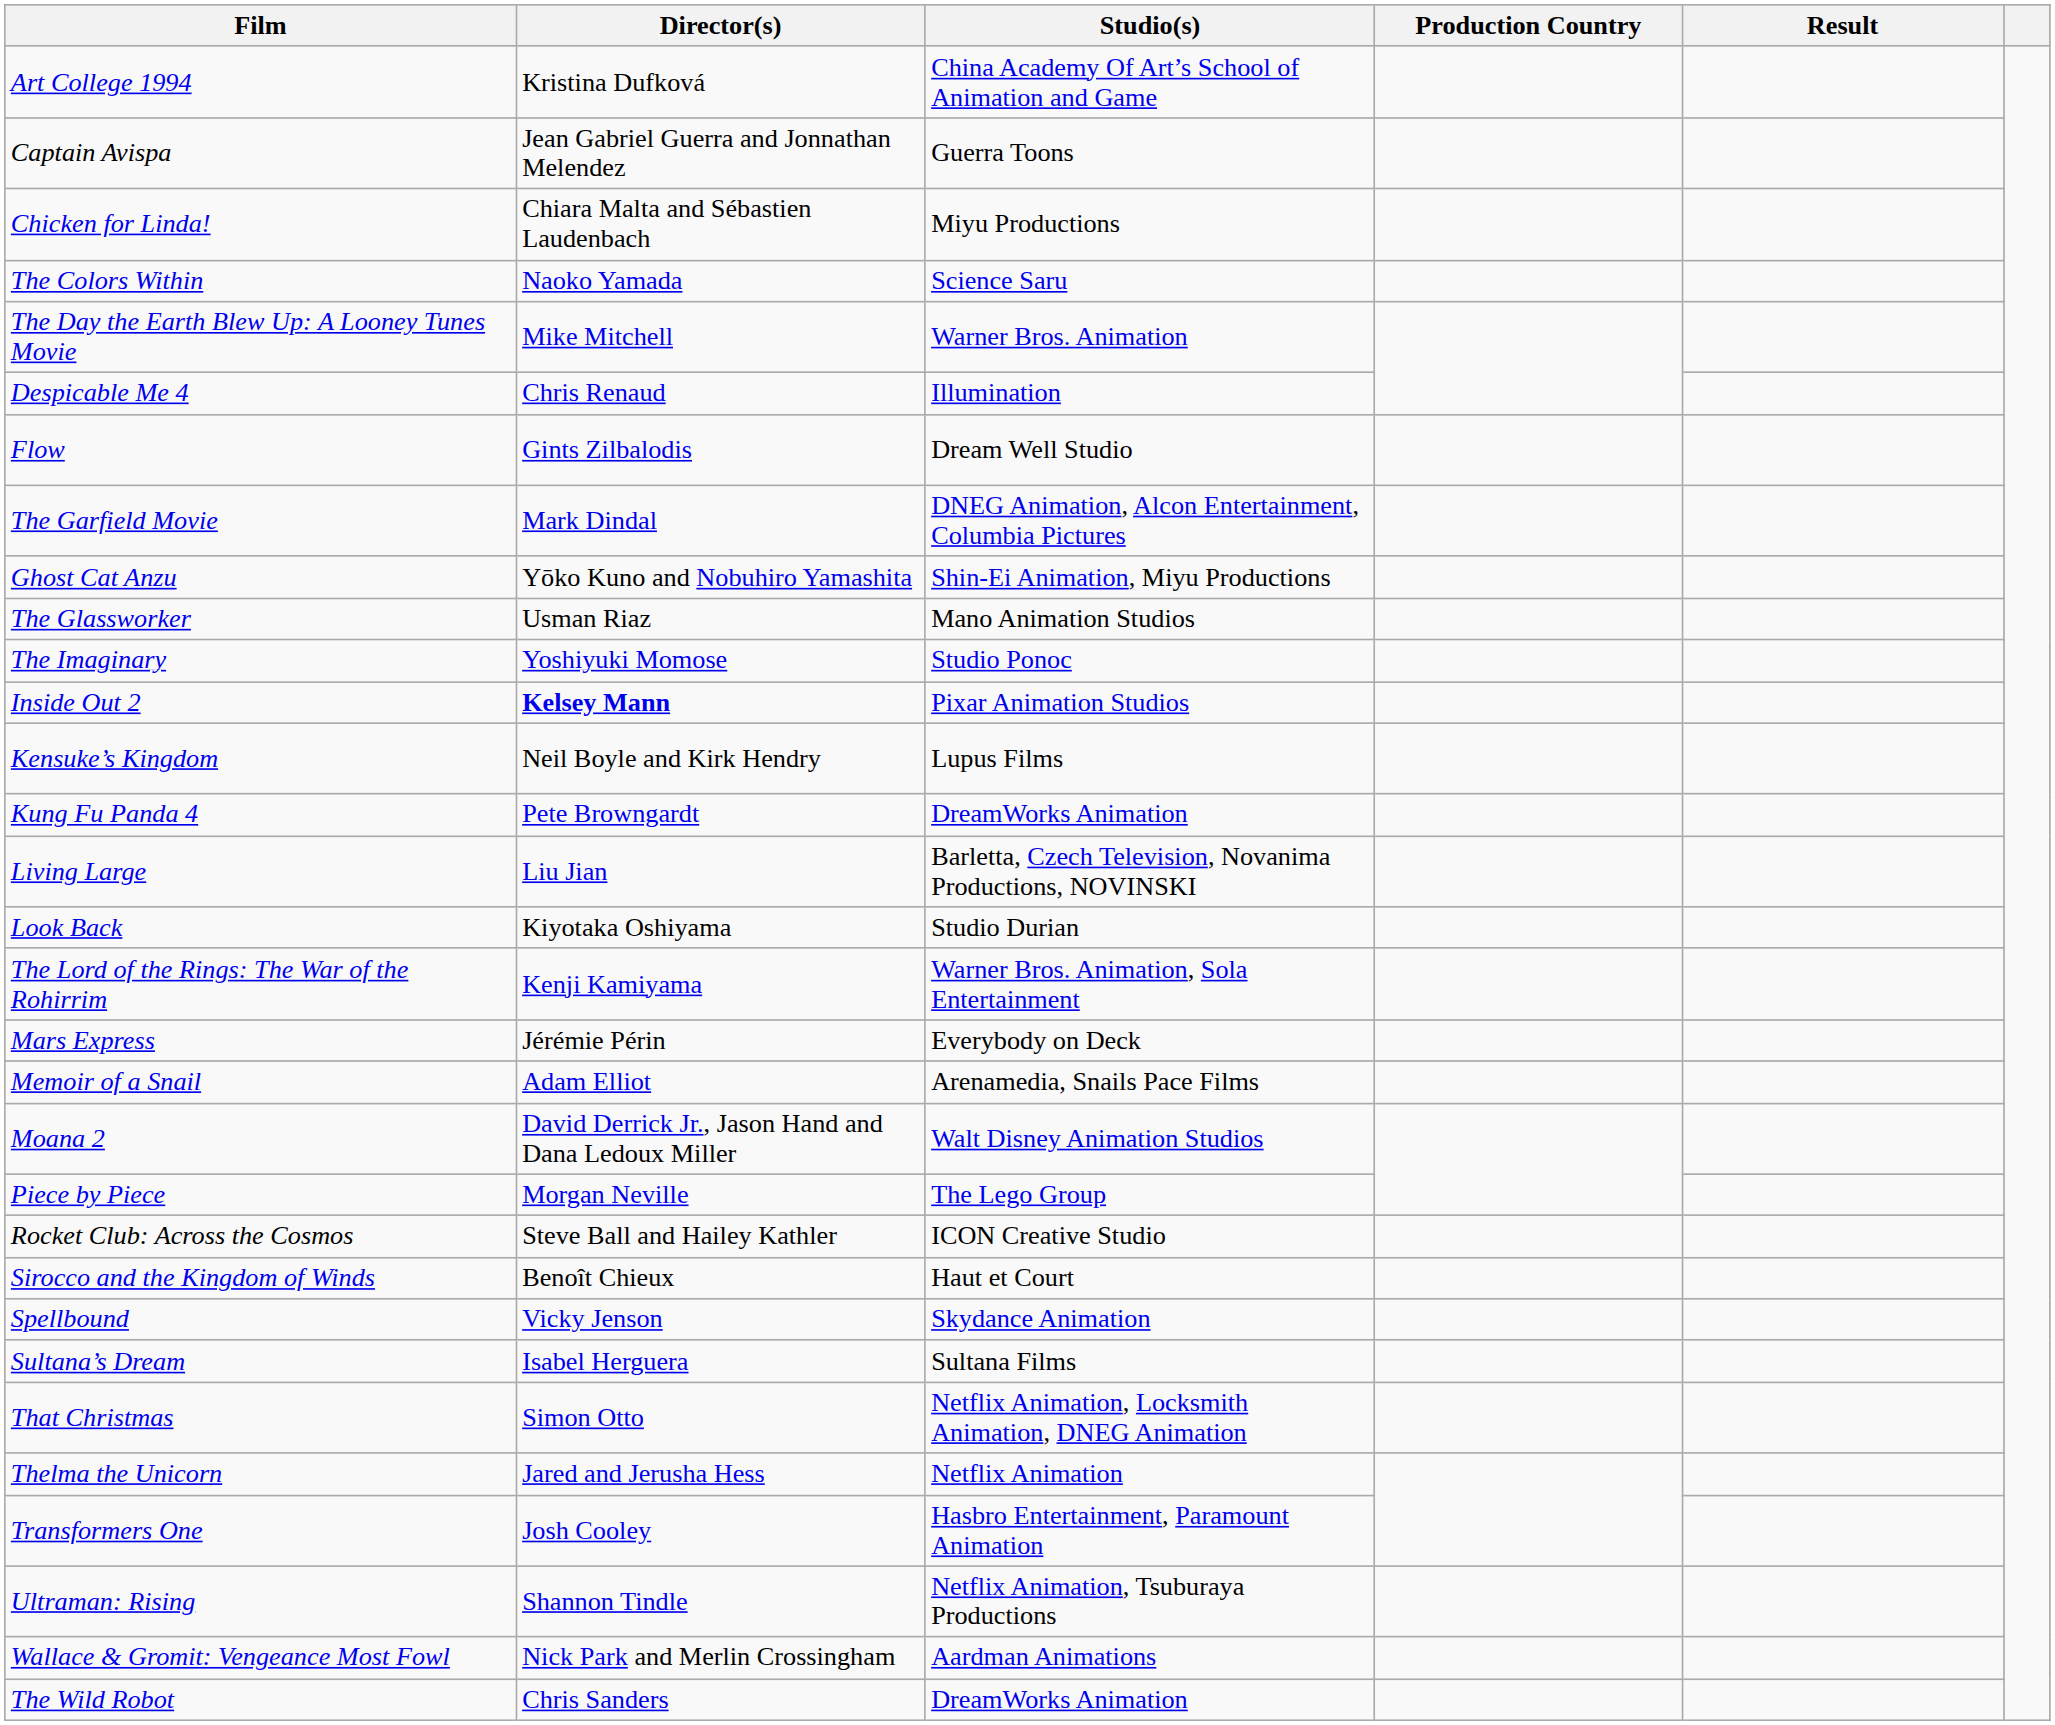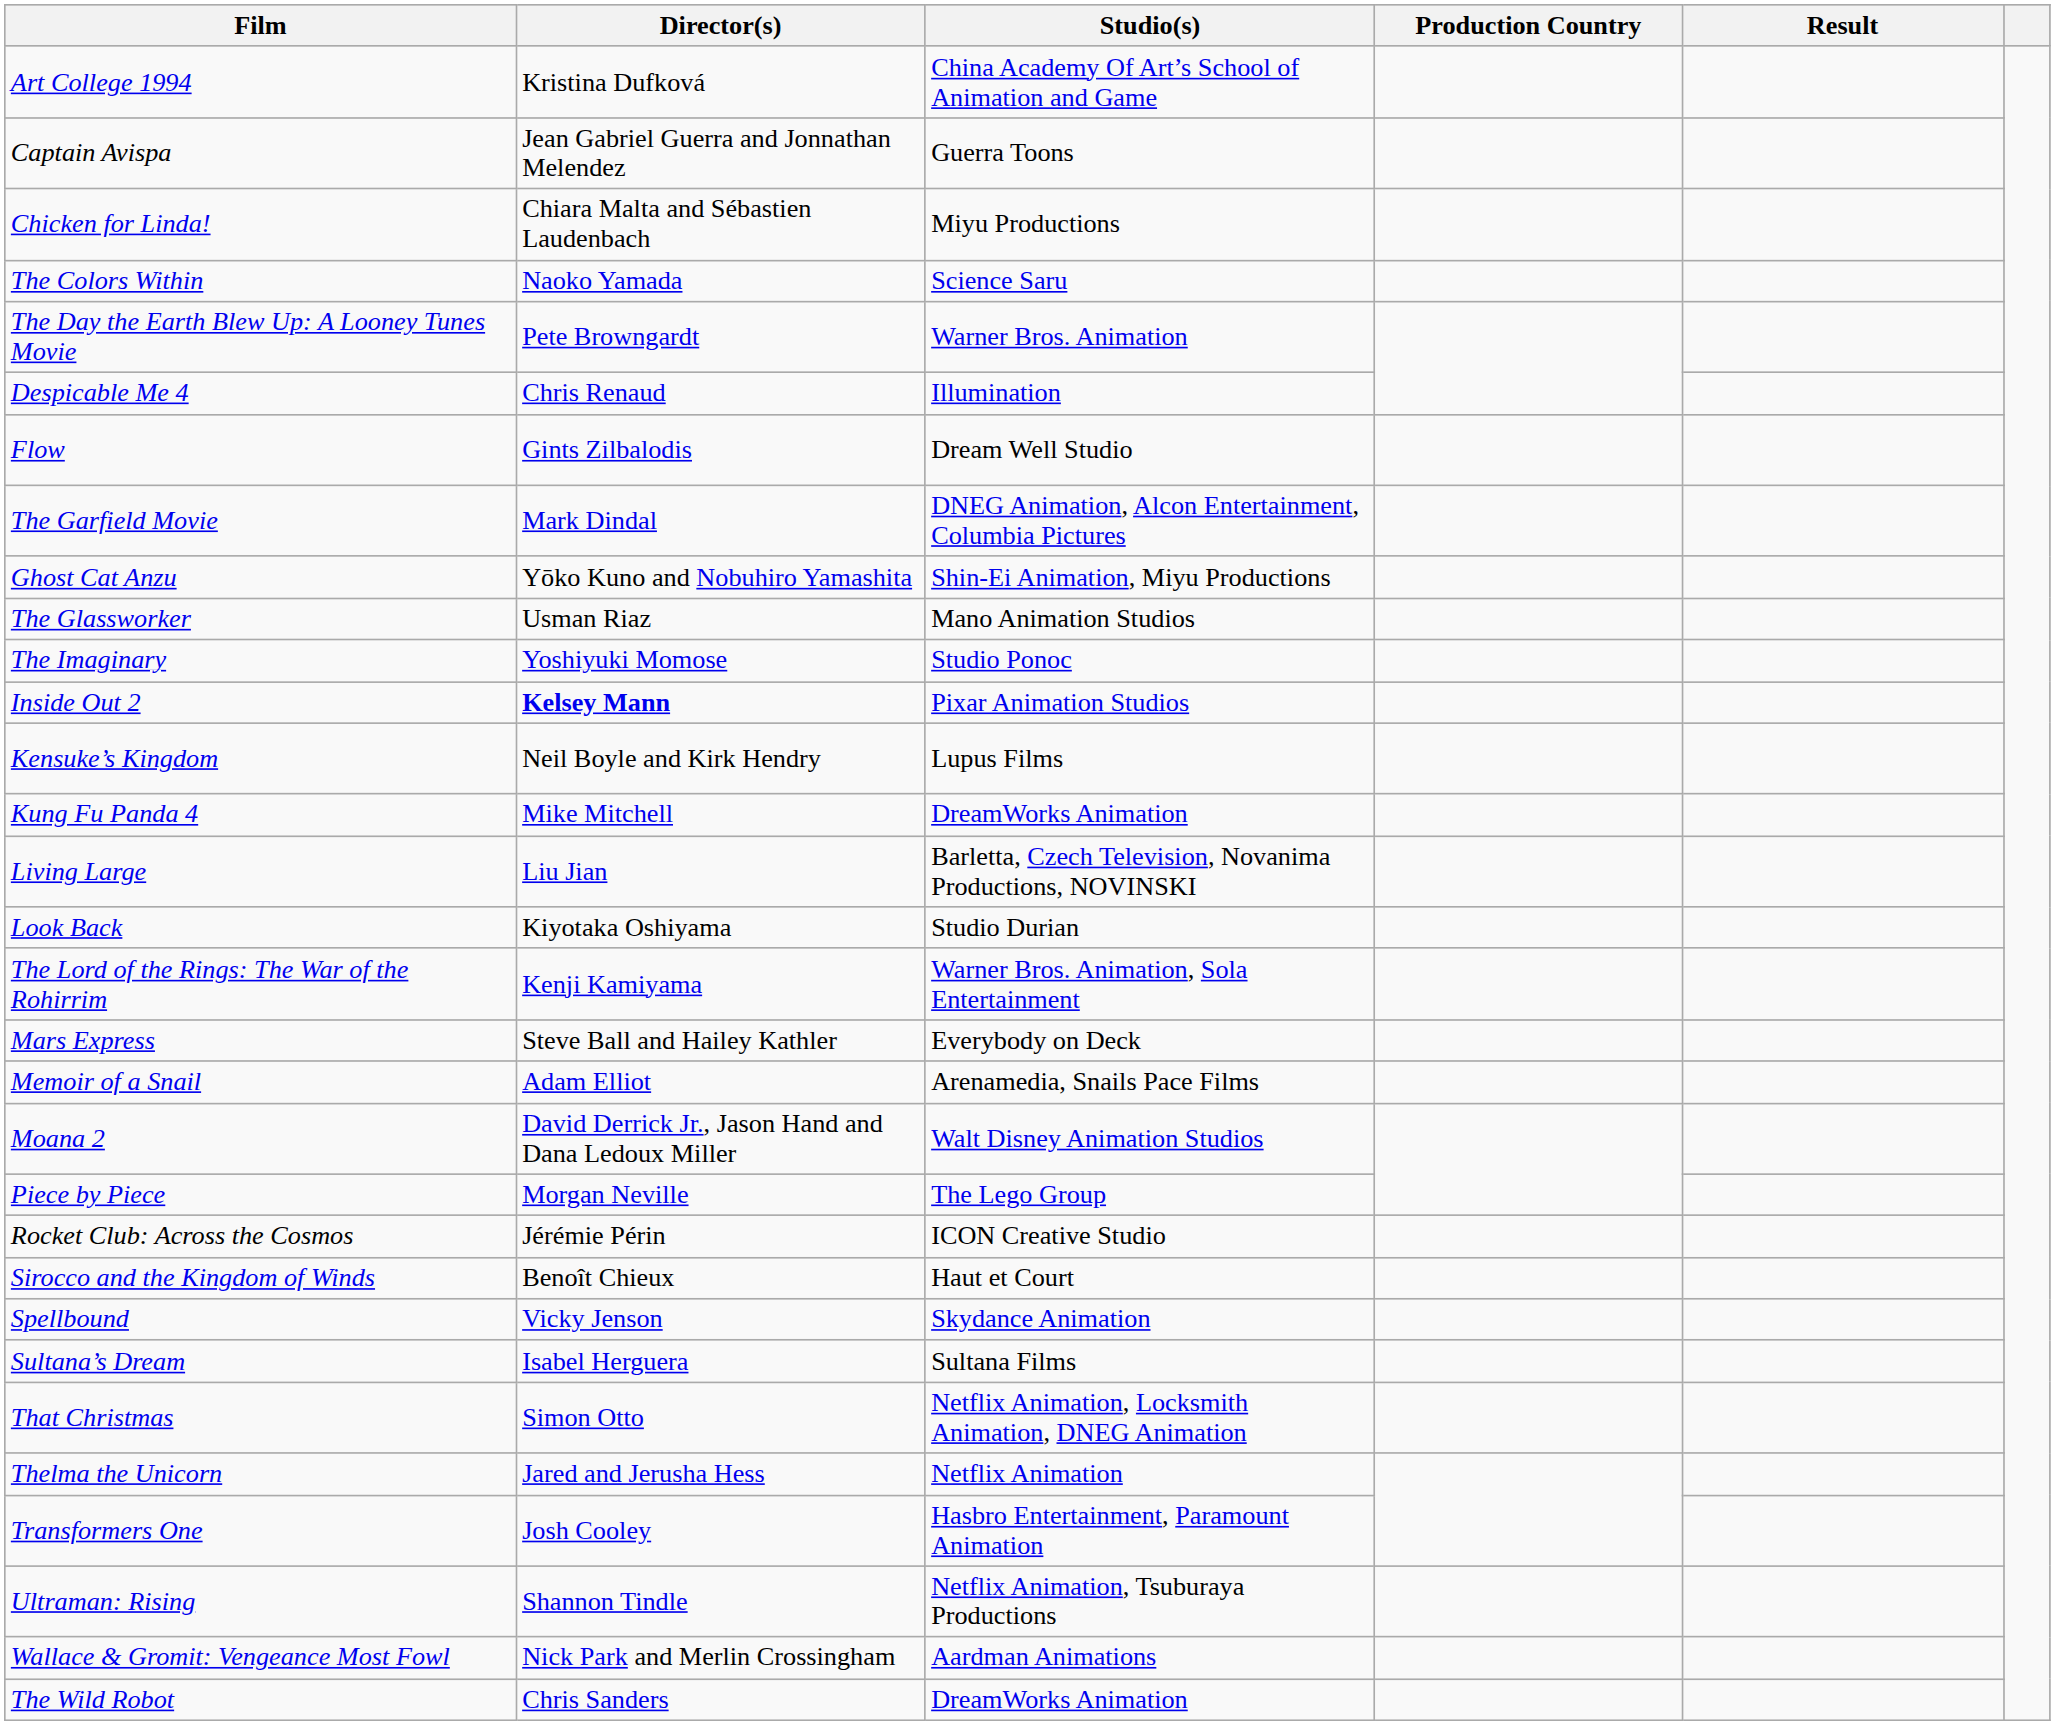(598, 336) Mike Mitchell -> (611, 336) Pete Browngardt
(611, 814) Pete Browngardt -> (598, 814) Mike Mitchell
(594, 1040) Jérémie Périn -> (680, 1040) Steve Ball and Hailey Kathler
(680, 1236) Steve Ball and Hailey Kathler -> (594, 1236) Jérémie Périn
